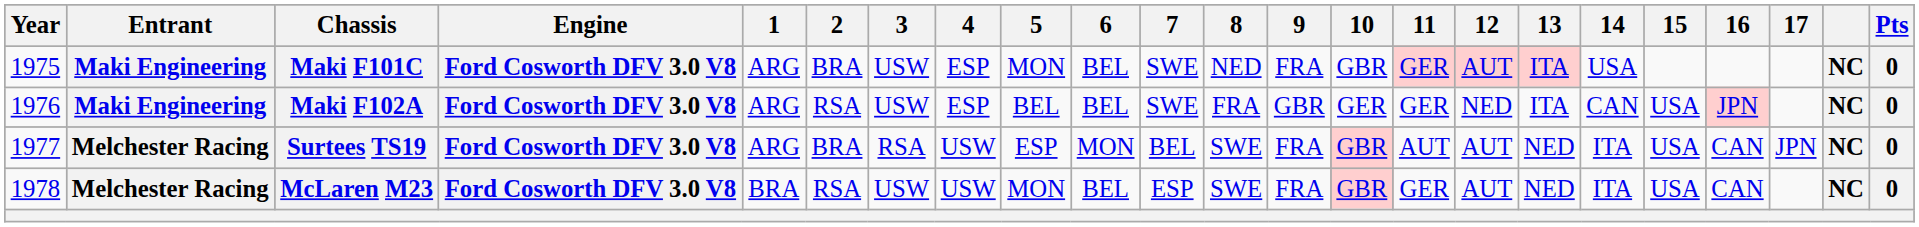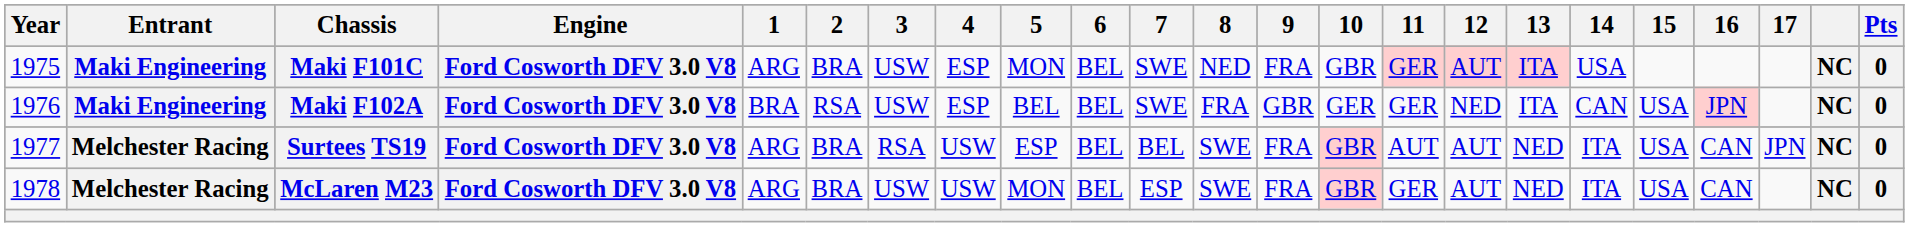(774, 107) ARG -> (774, 107) BRA
(1106, 147) MON -> (1100, 147) BEL
(774, 188) BRA -> (774, 188) ARG
(837, 188) RSA -> (837, 188) BRA
